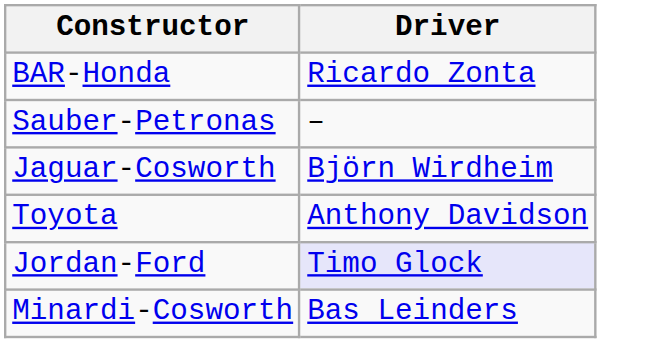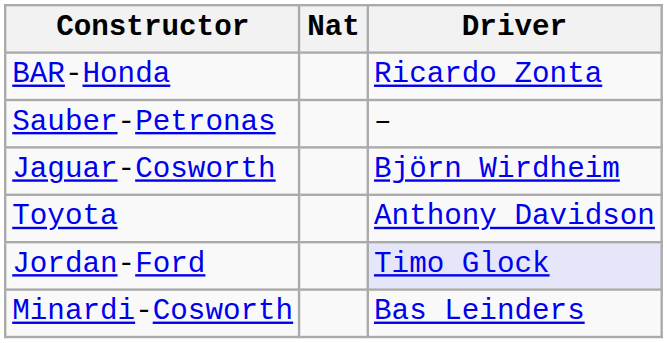+ column: (334, 29)
